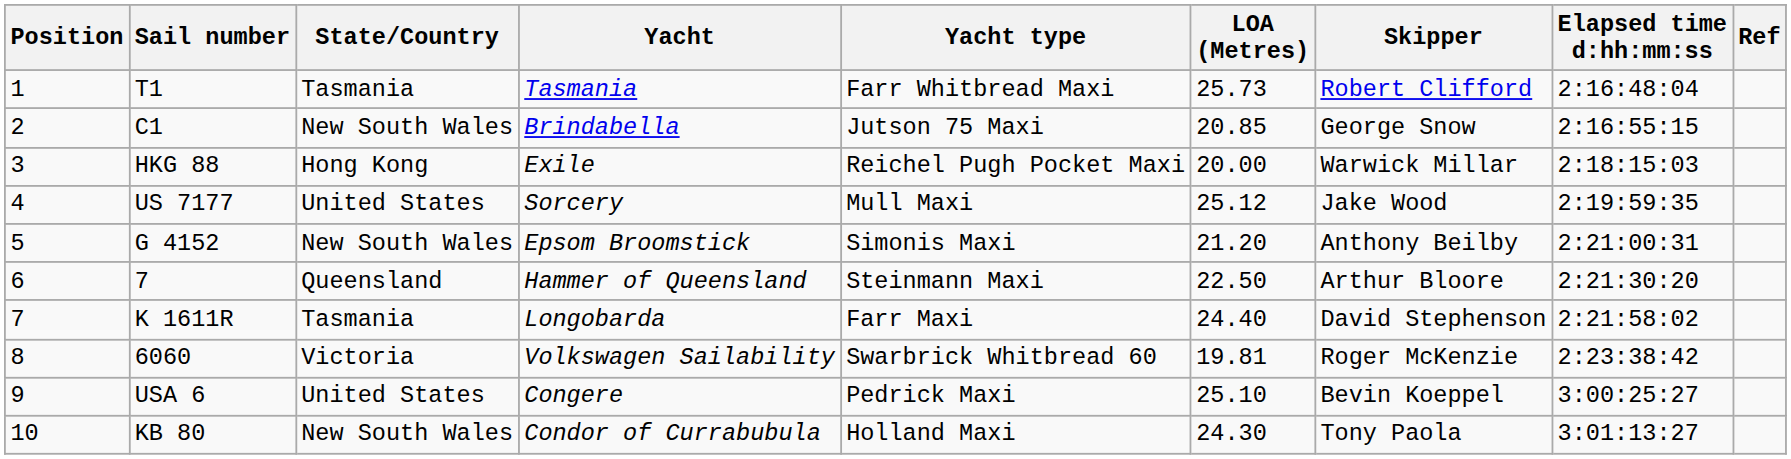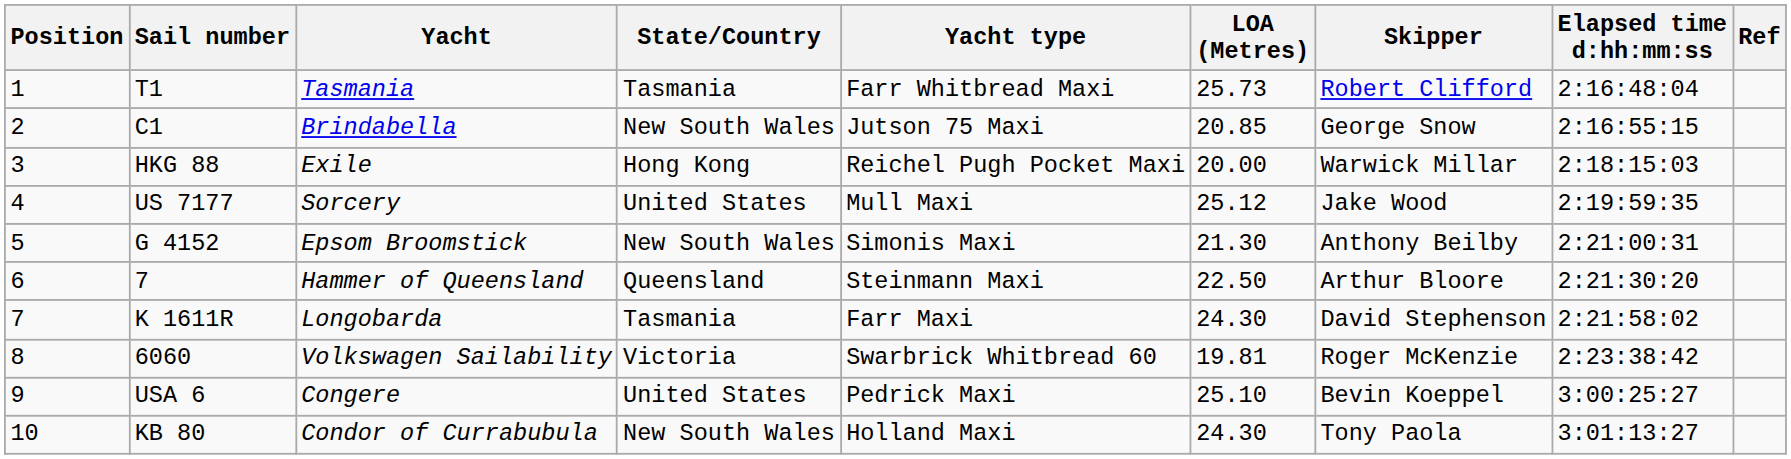columns swapped: (680, 38) <-> (407, 38)
(1232, 243) 21.20 -> (1232, 243) 21.30
(1232, 320) 24.40 -> (1232, 320) 24.30
